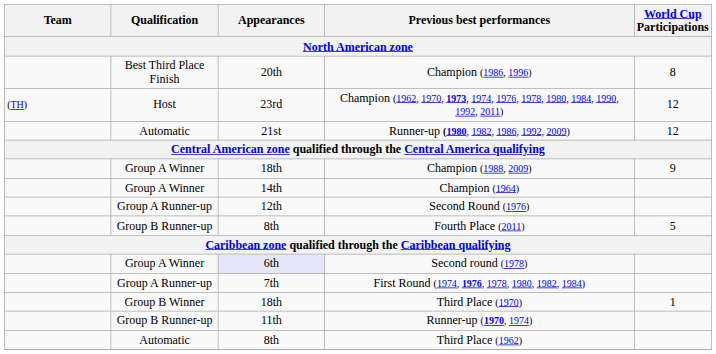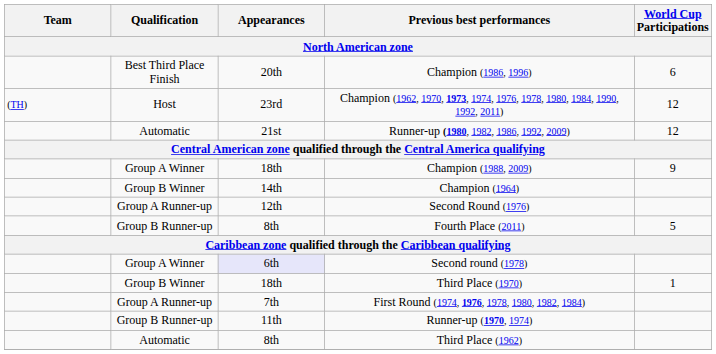(673, 72) 8 -> (673, 72) 6
(165, 187) Group A Winner -> (165, 187) Group B Winner
rows swapped: (479, 301) <-> (479, 282)
